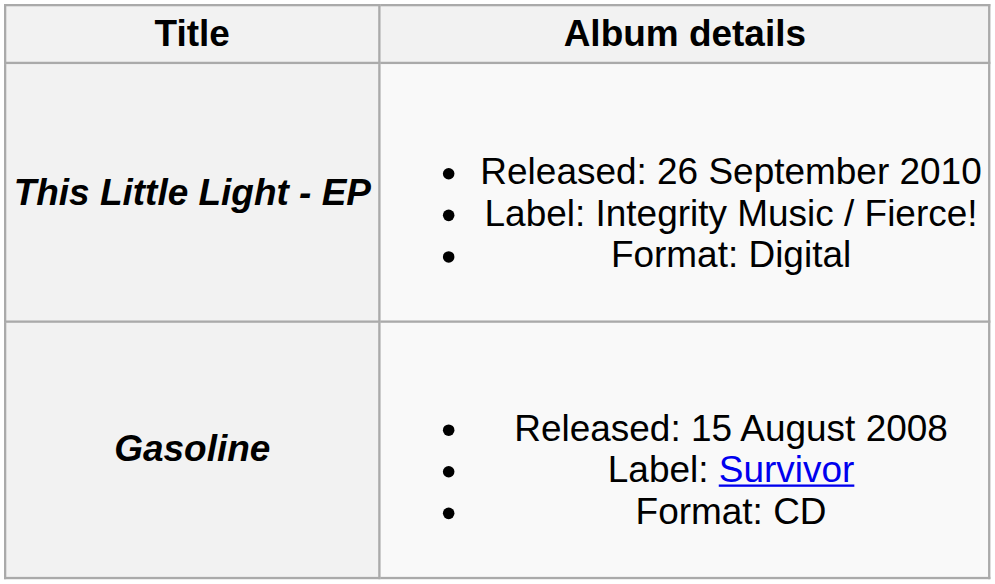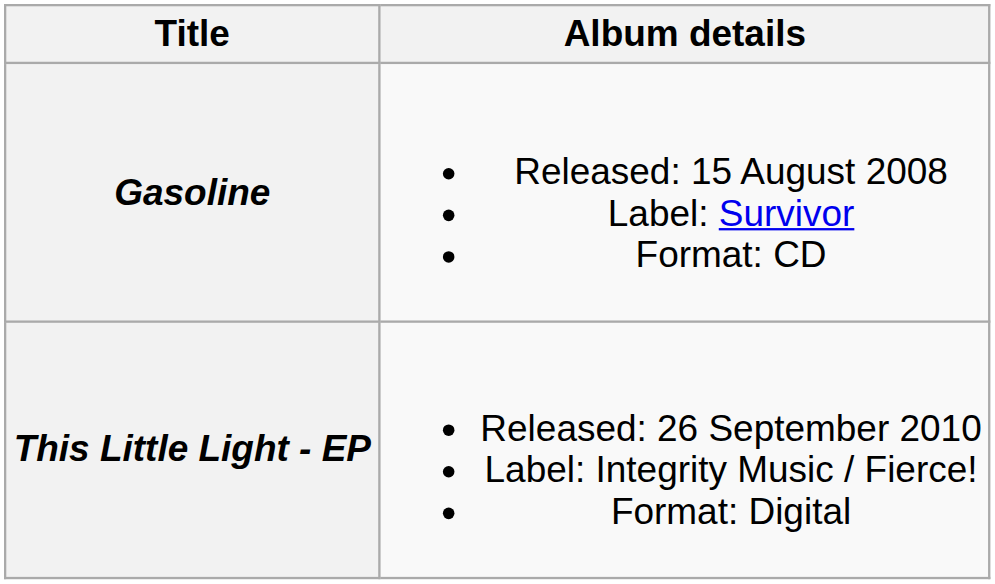rows swapped: (192, 449) <-> (192, 191)
